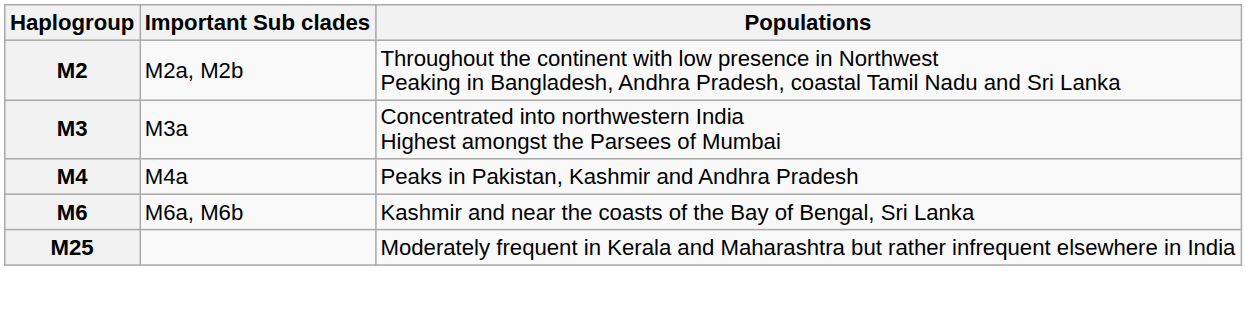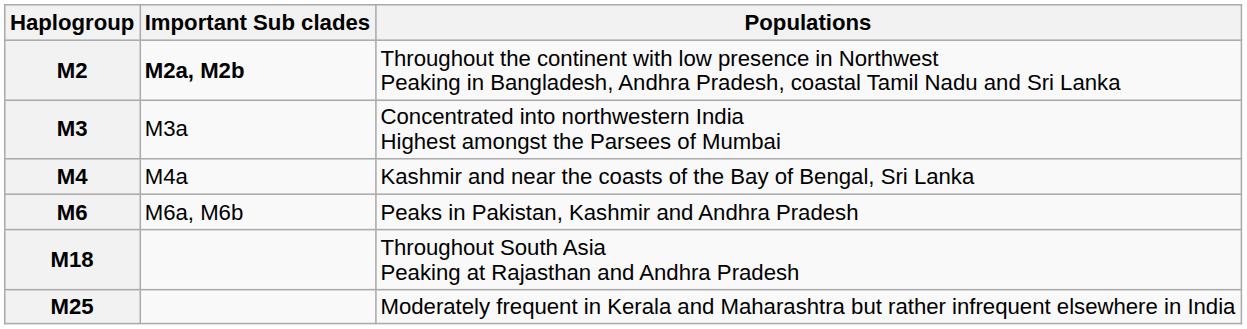(194, 70) normal -> (195, 70) bold
(619, 177) Peaks in Pakistan, Kashmir and Andhra Pradesh -> (677, 177) Kashmir and near the coasts of the Bay of Bengal, Sri Lanka
(677, 212) Kashmir and near the coasts of the Bay of Bengal, Sri Lanka -> (619, 212) Peaks in Pakistan, Kashmir and Andhra Pradesh
+ row: (72, 259)
